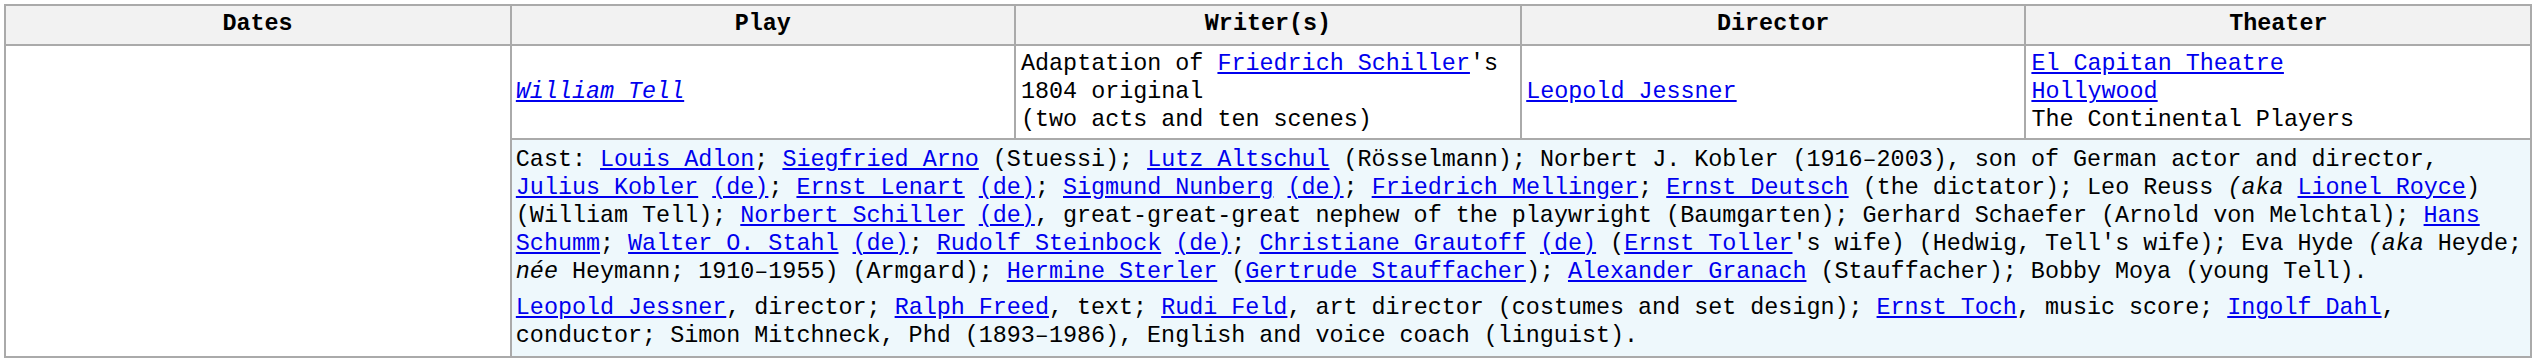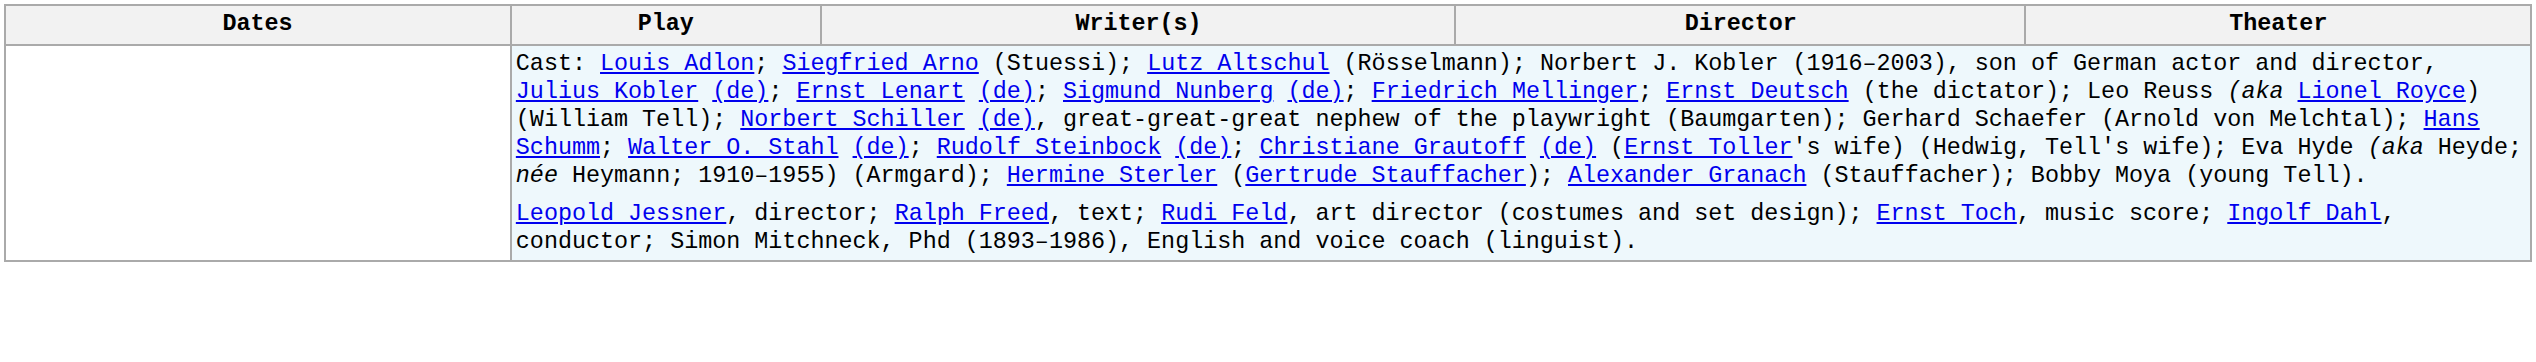- row: (600, 92)
